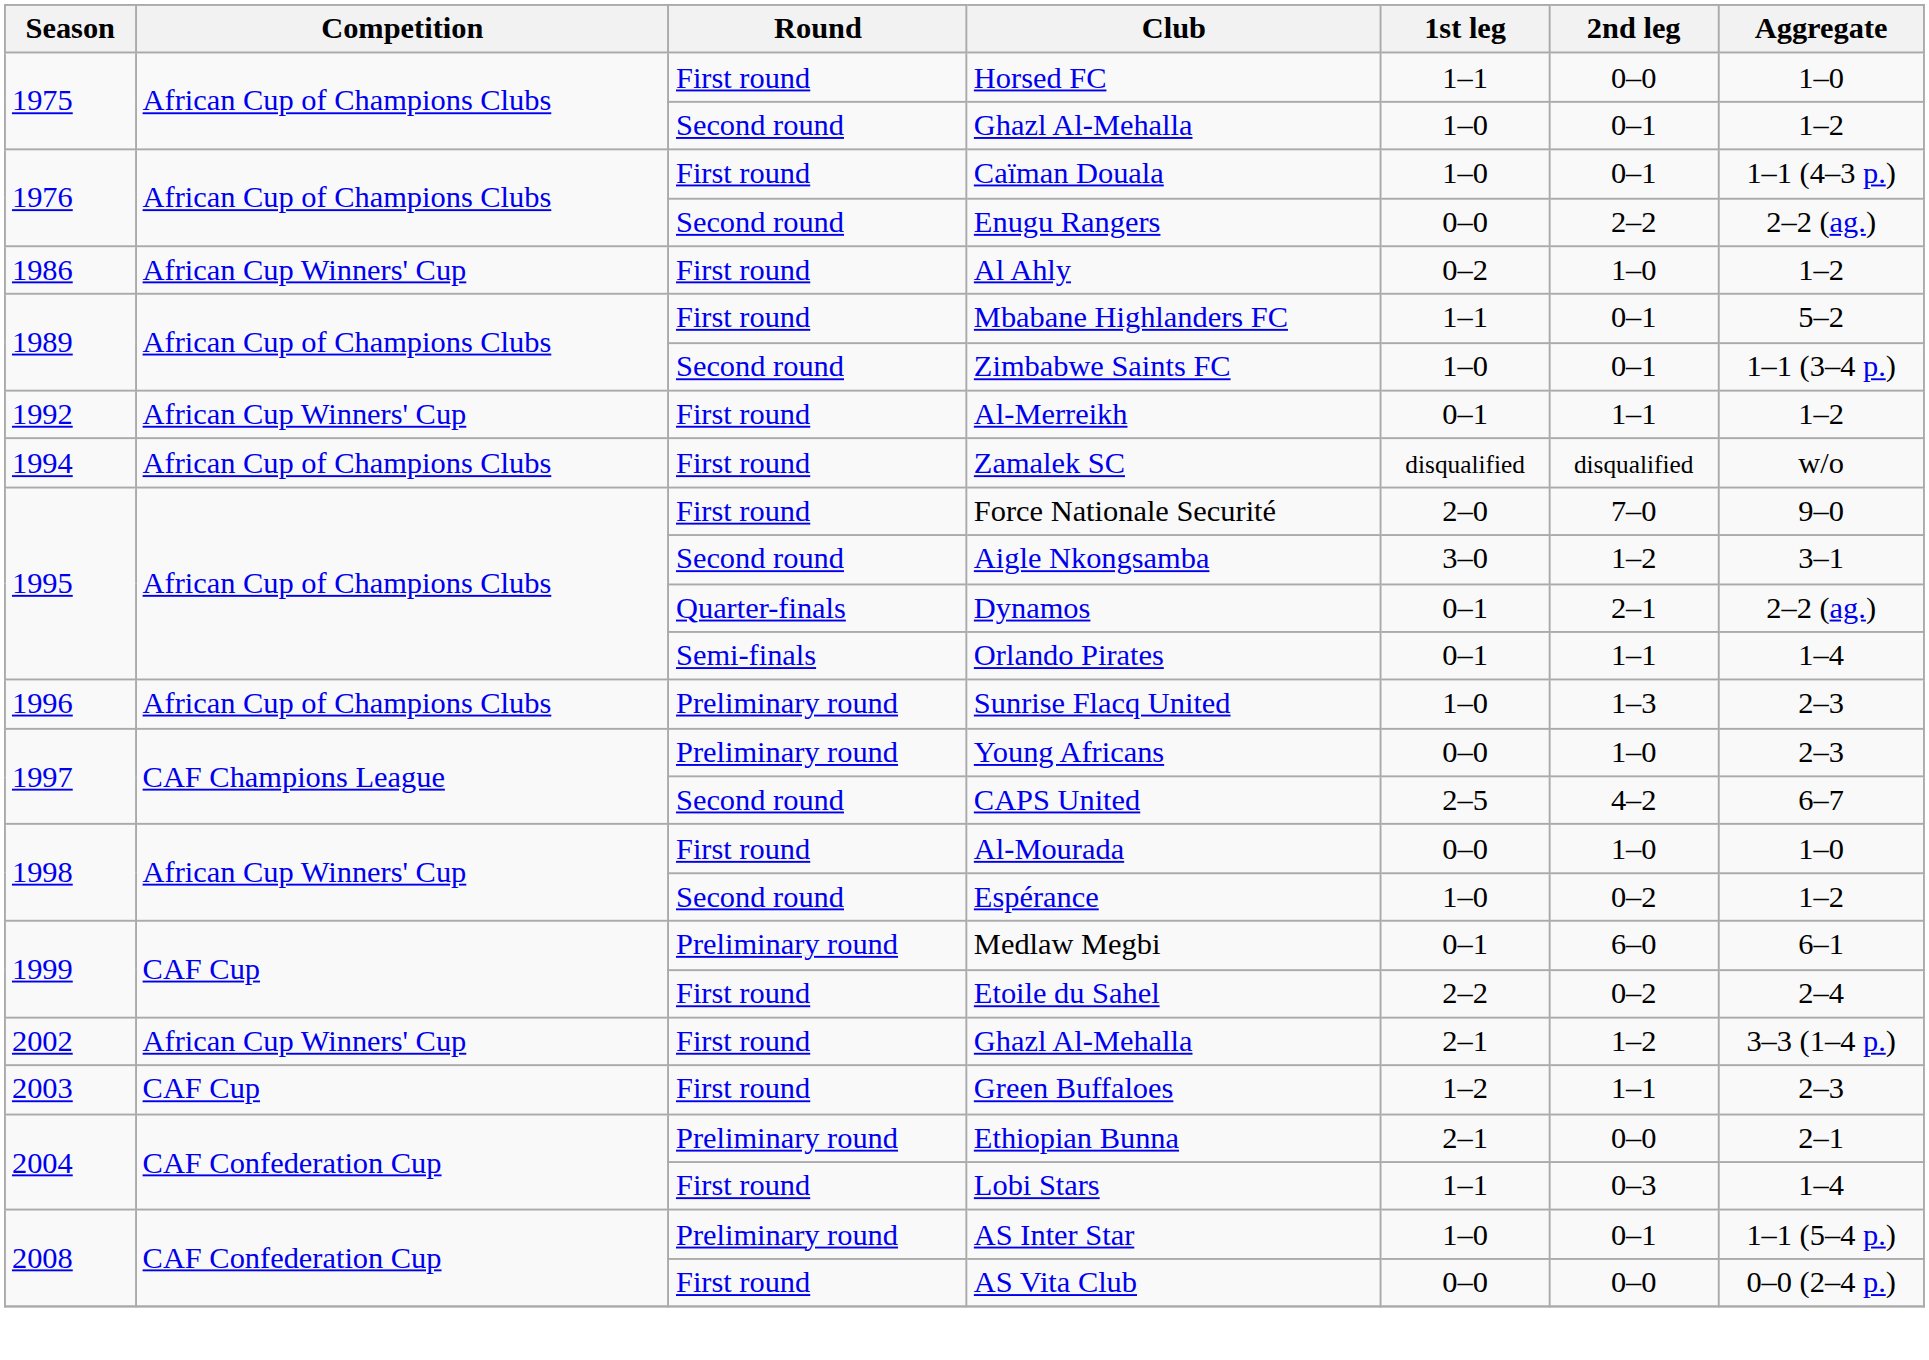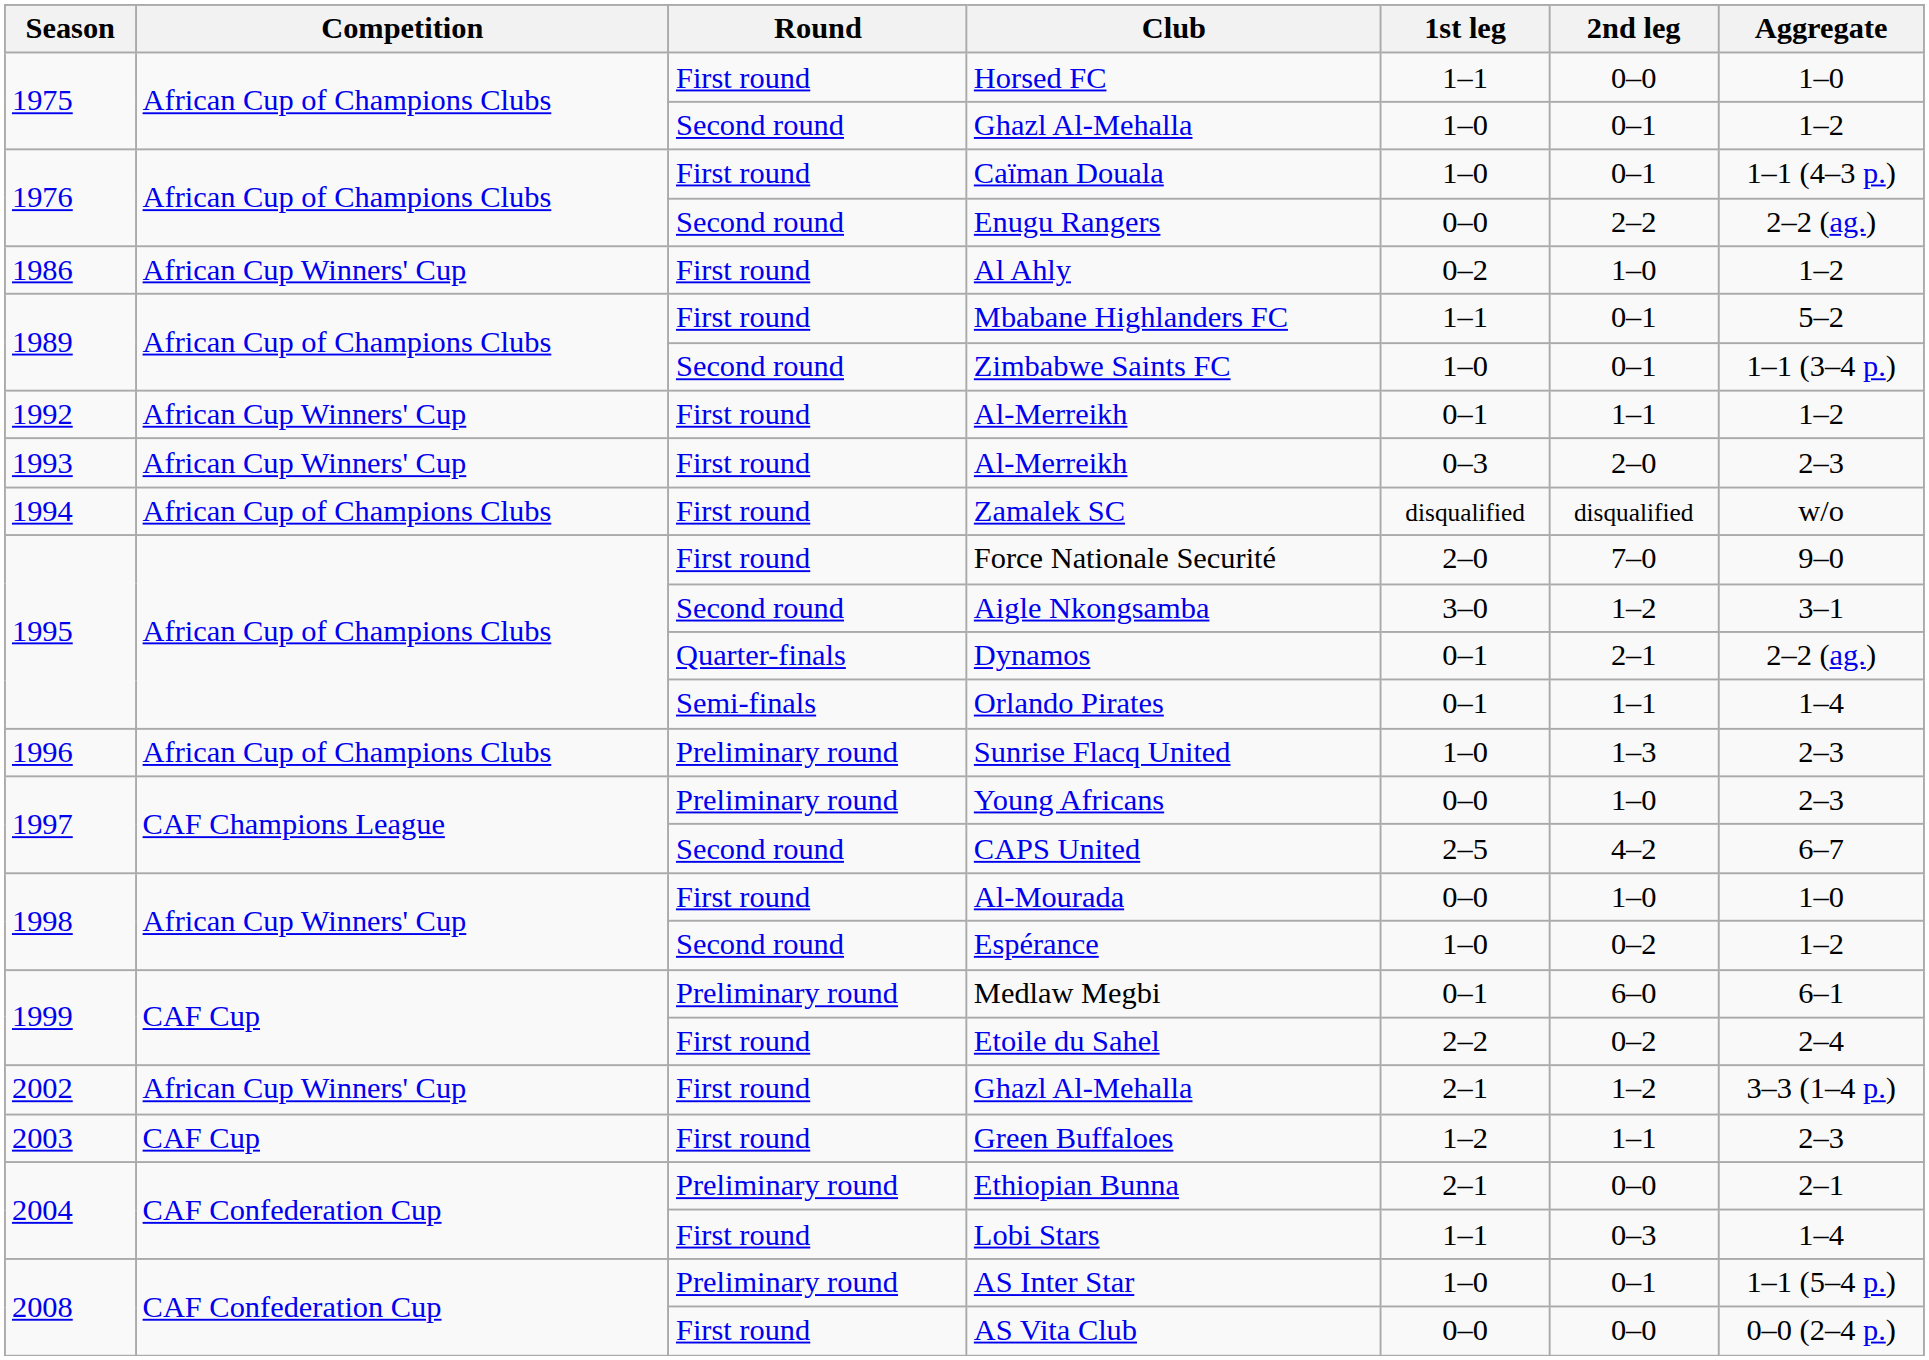+ row: (42, 462)
